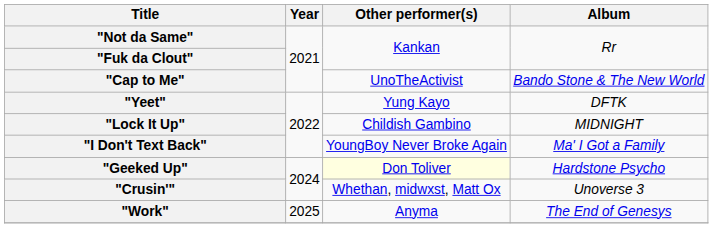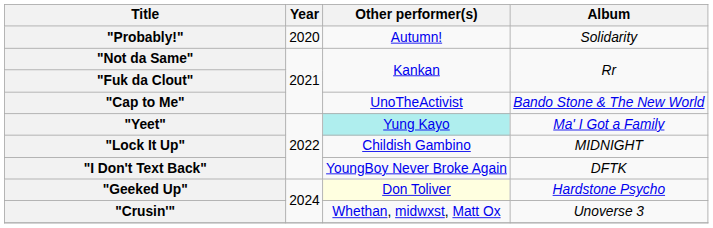+ row: (145, 37)
(416, 102) no background -> (416, 124) paleturquoise background
(609, 102) DFTK -> (609, 124) Ma' I Got a Family
(609, 146) Ma' I Got a Family -> (609, 168) DFTK
- row: (145, 211)
